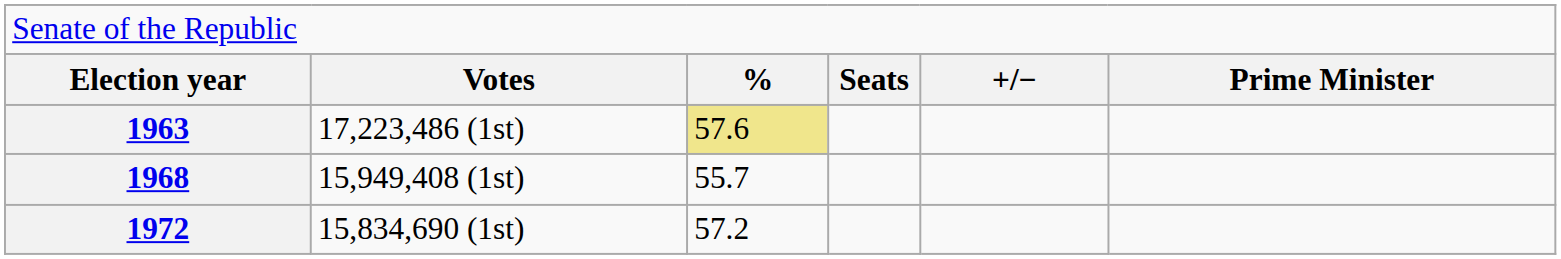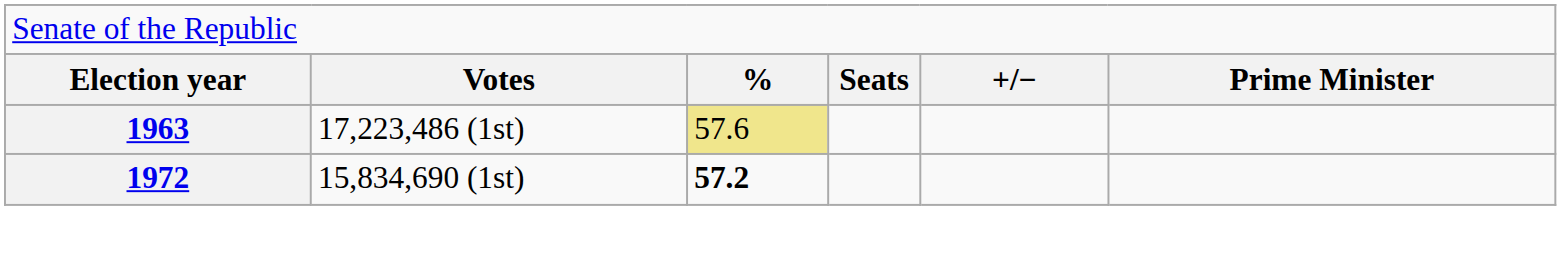- row: (158, 178)
(722, 228) normal -> (722, 178) bold
